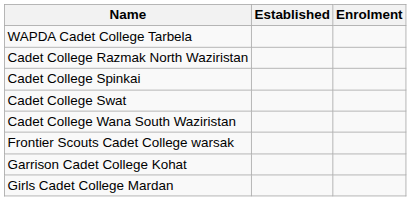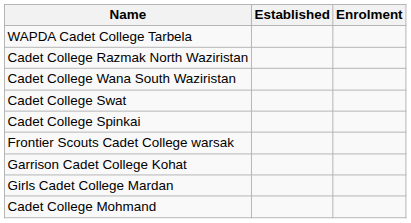rows swapped: (74, 79) <-> (122, 121)
+ row: (82, 206)
